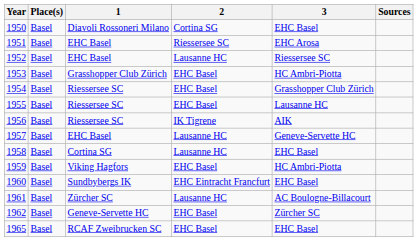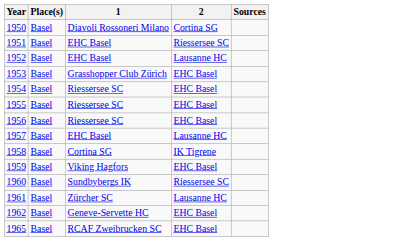- column: (324, 12)
(195, 120) IK Tigrene -> (195, 120) EHC Basel
(200, 151) Lausanne HC -> (195, 151) IK Tigrene
(222, 182) EHC Eintracht Francfurt -> (201, 182) Riessersee SC
